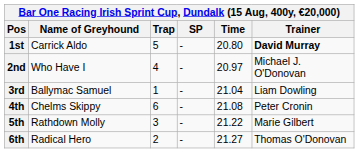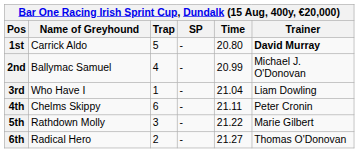(58, 68) Who Have I -> (71, 68) Ballymac Samuel
(230, 68) 20.97 -> (230, 68) 20.99
(71, 90) Ballymac Samuel -> (58, 90) Who Have I
(230, 106) 21.08 -> (229, 106) 21.11
